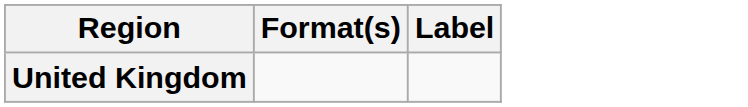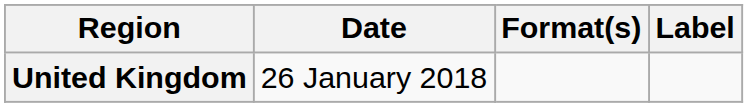+ column: (374, 28)
